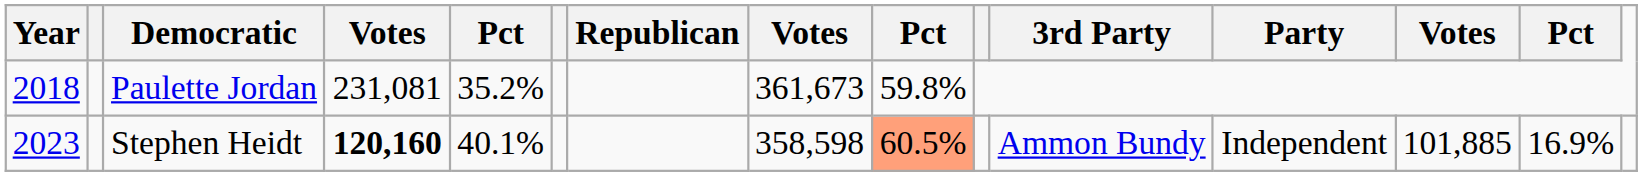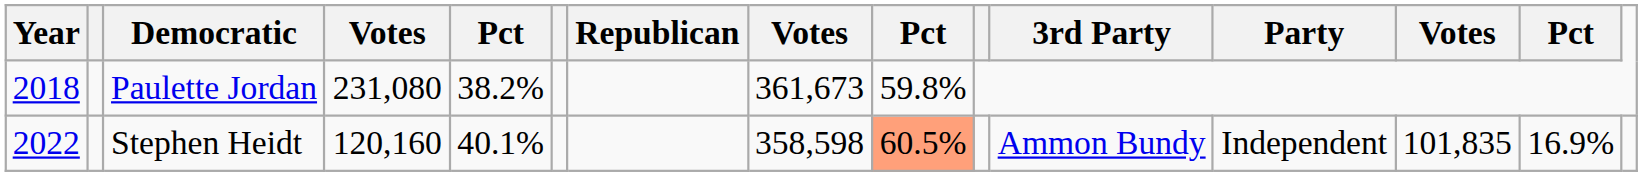(387, 87) 231,081 -> (387, 87) 231,080
(501, 87) 35.2% -> (501, 87) 38.2%
(46, 142) 2023 -> (46, 142) 2022
(387, 142) bold -> (387, 142) normal
(1457, 142) 101,885 -> (1457, 142) 101,835
